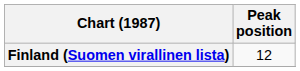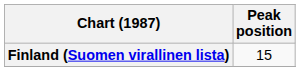(264, 54) 12 -> (264, 54) 15
